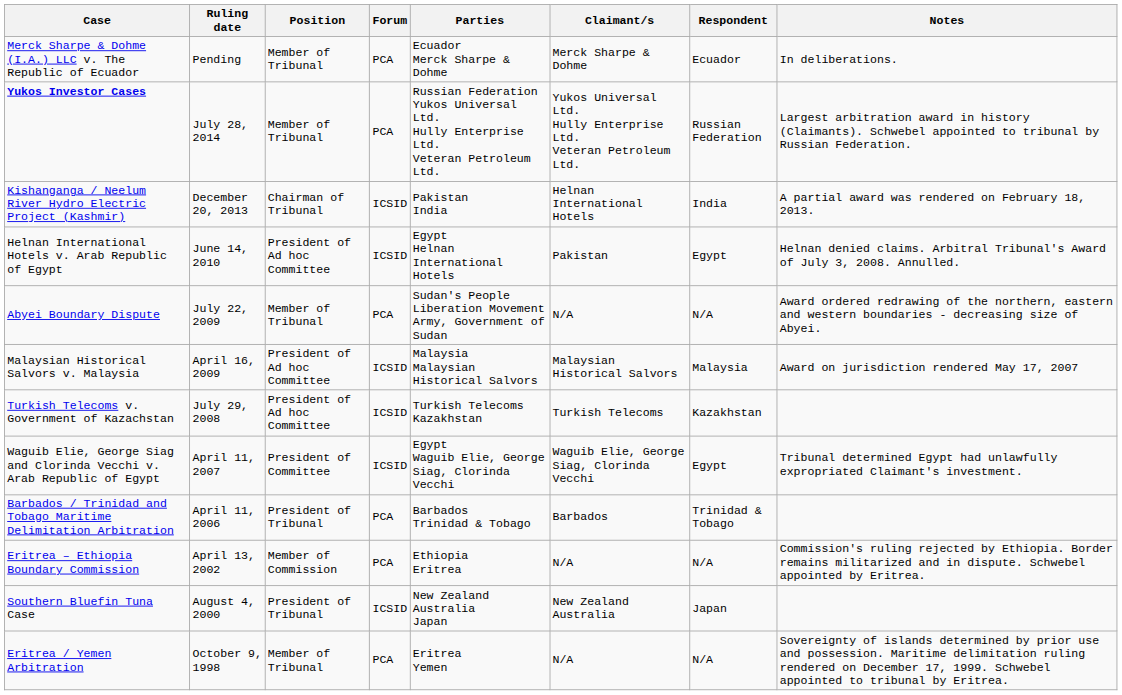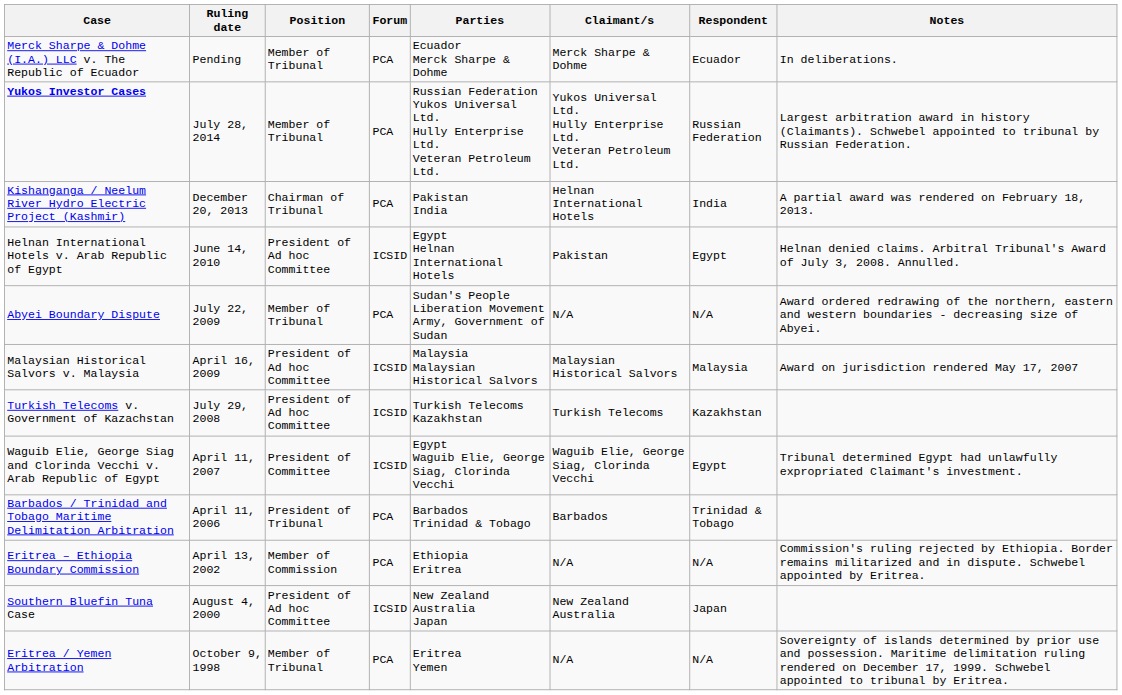(390, 204) ICSID -> (383, 204) PCA
(309, 608) President of Tribunal -> (309, 608) President of Ad hoc Committee
